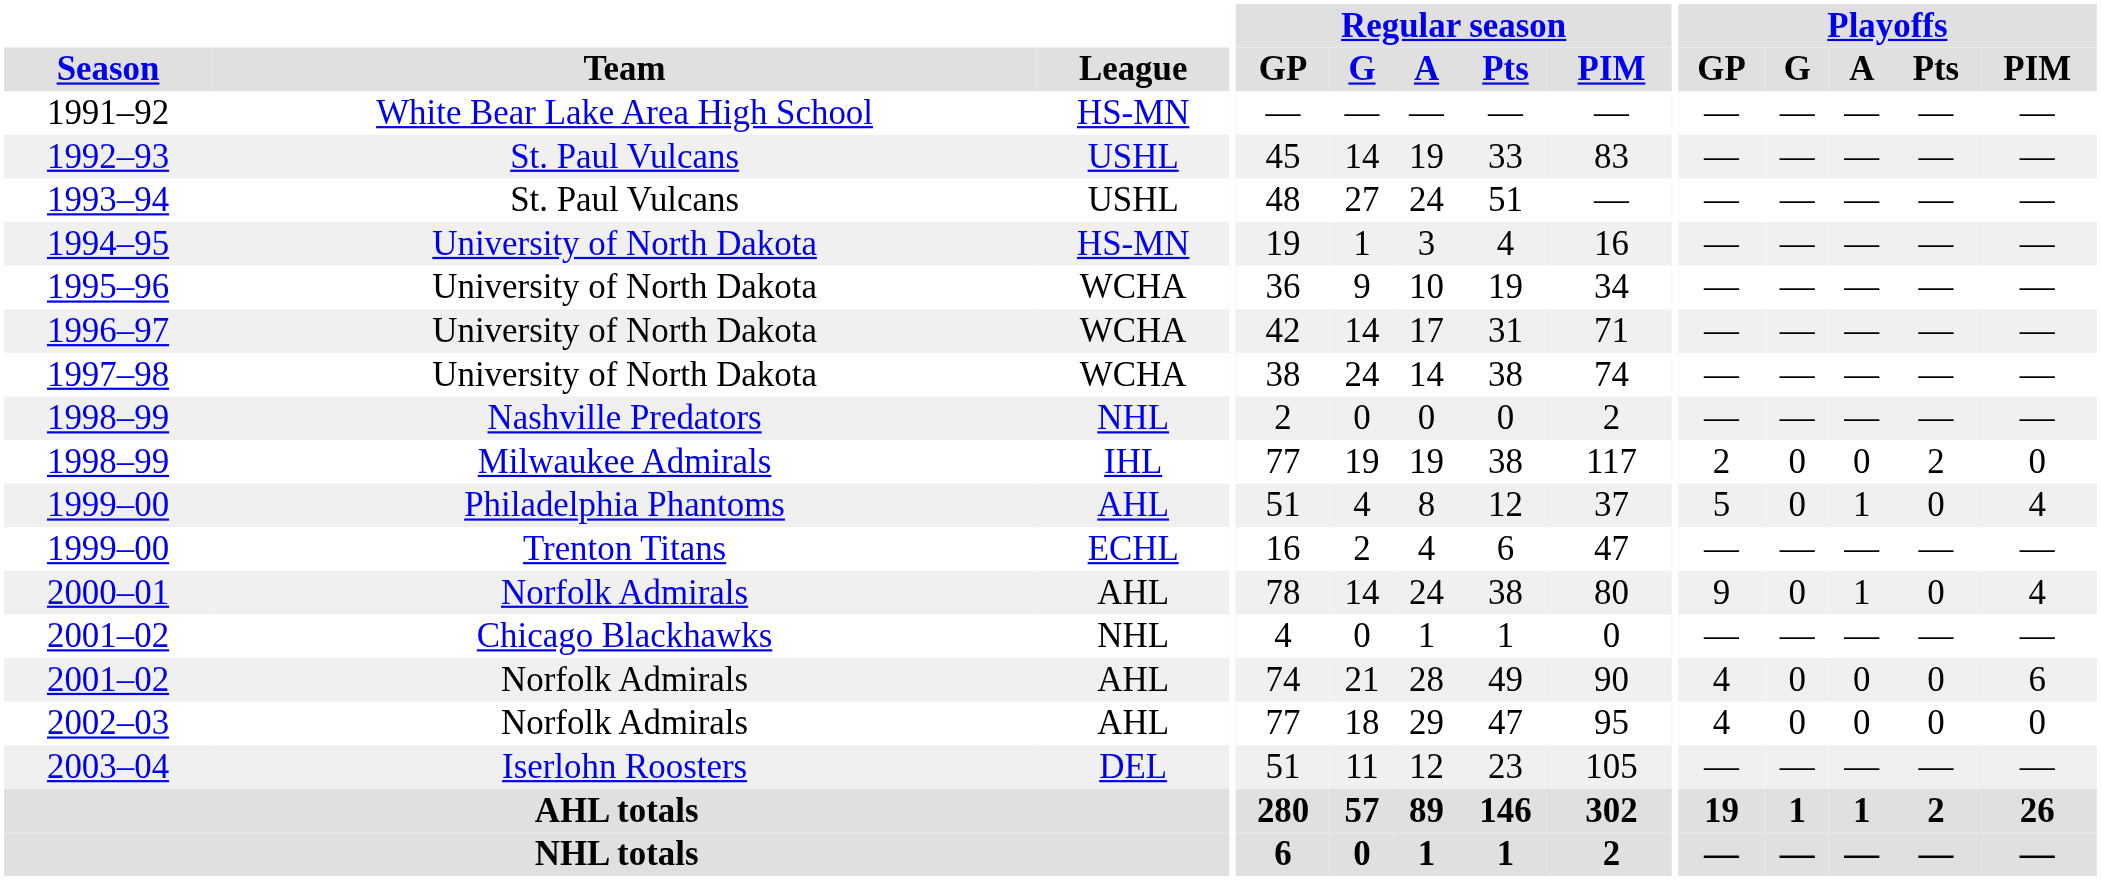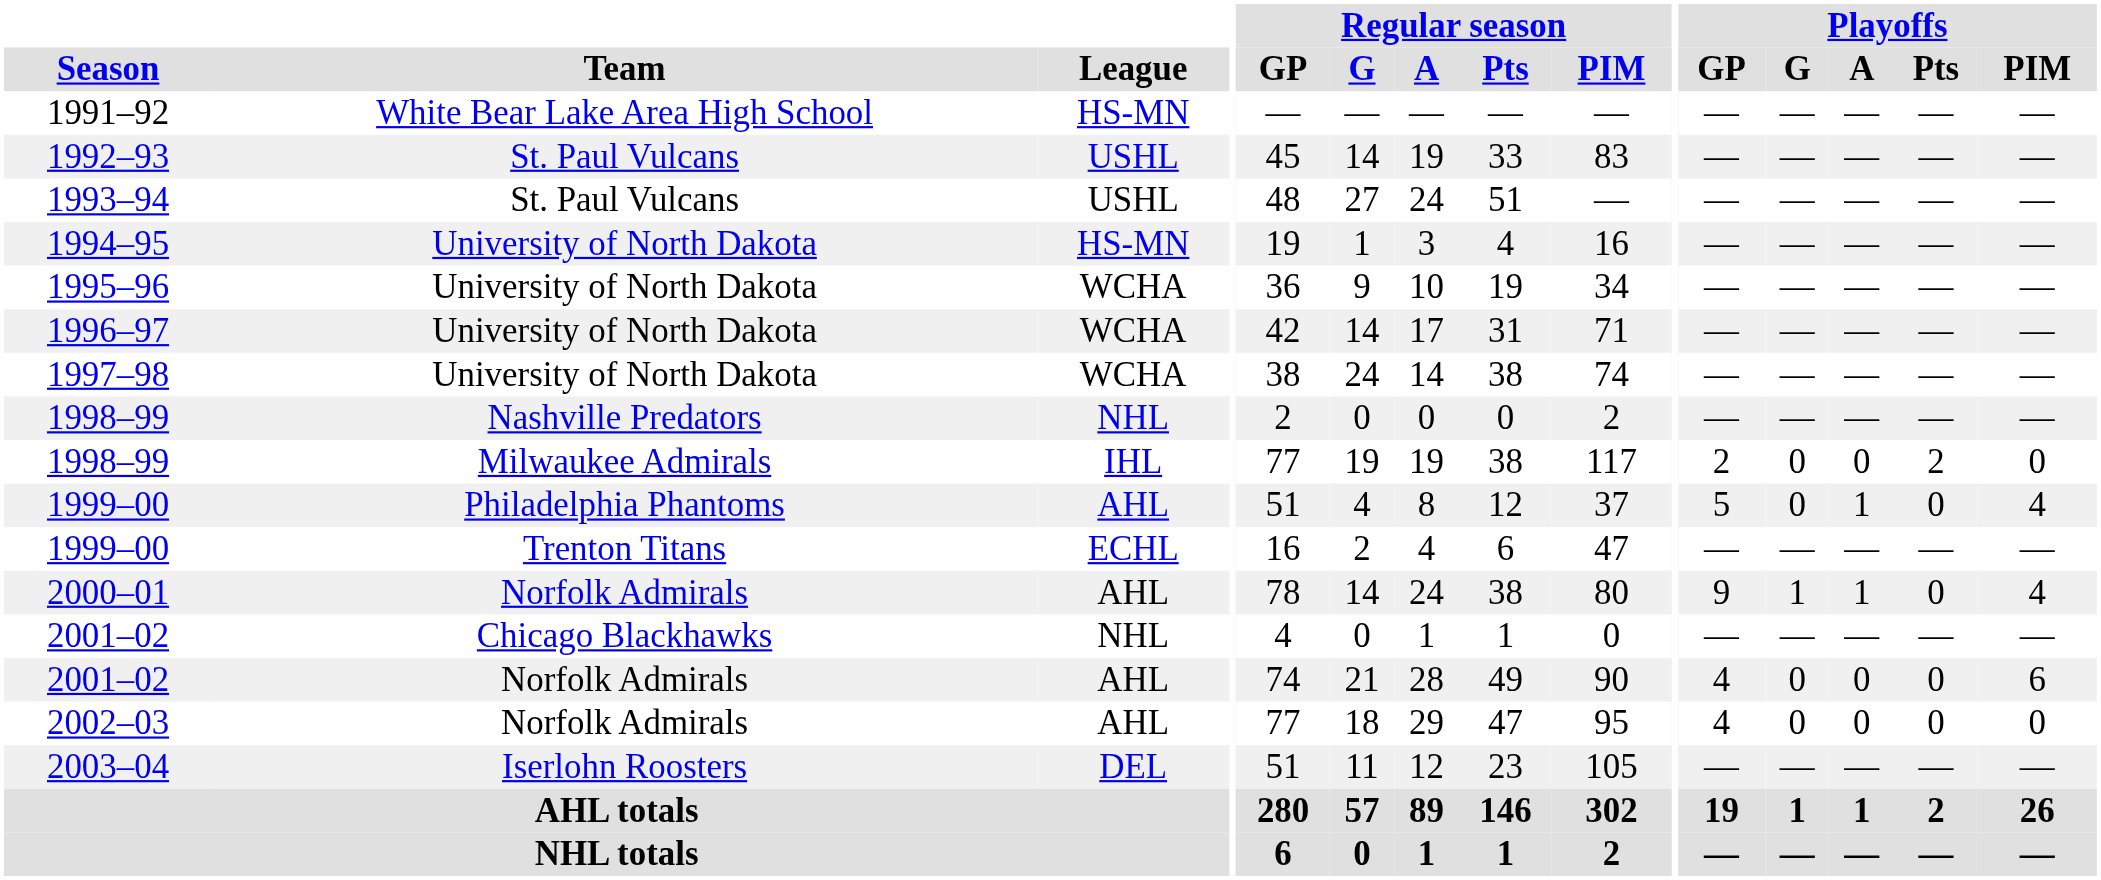(1797, 592) 0 -> (1797, 592) 1
